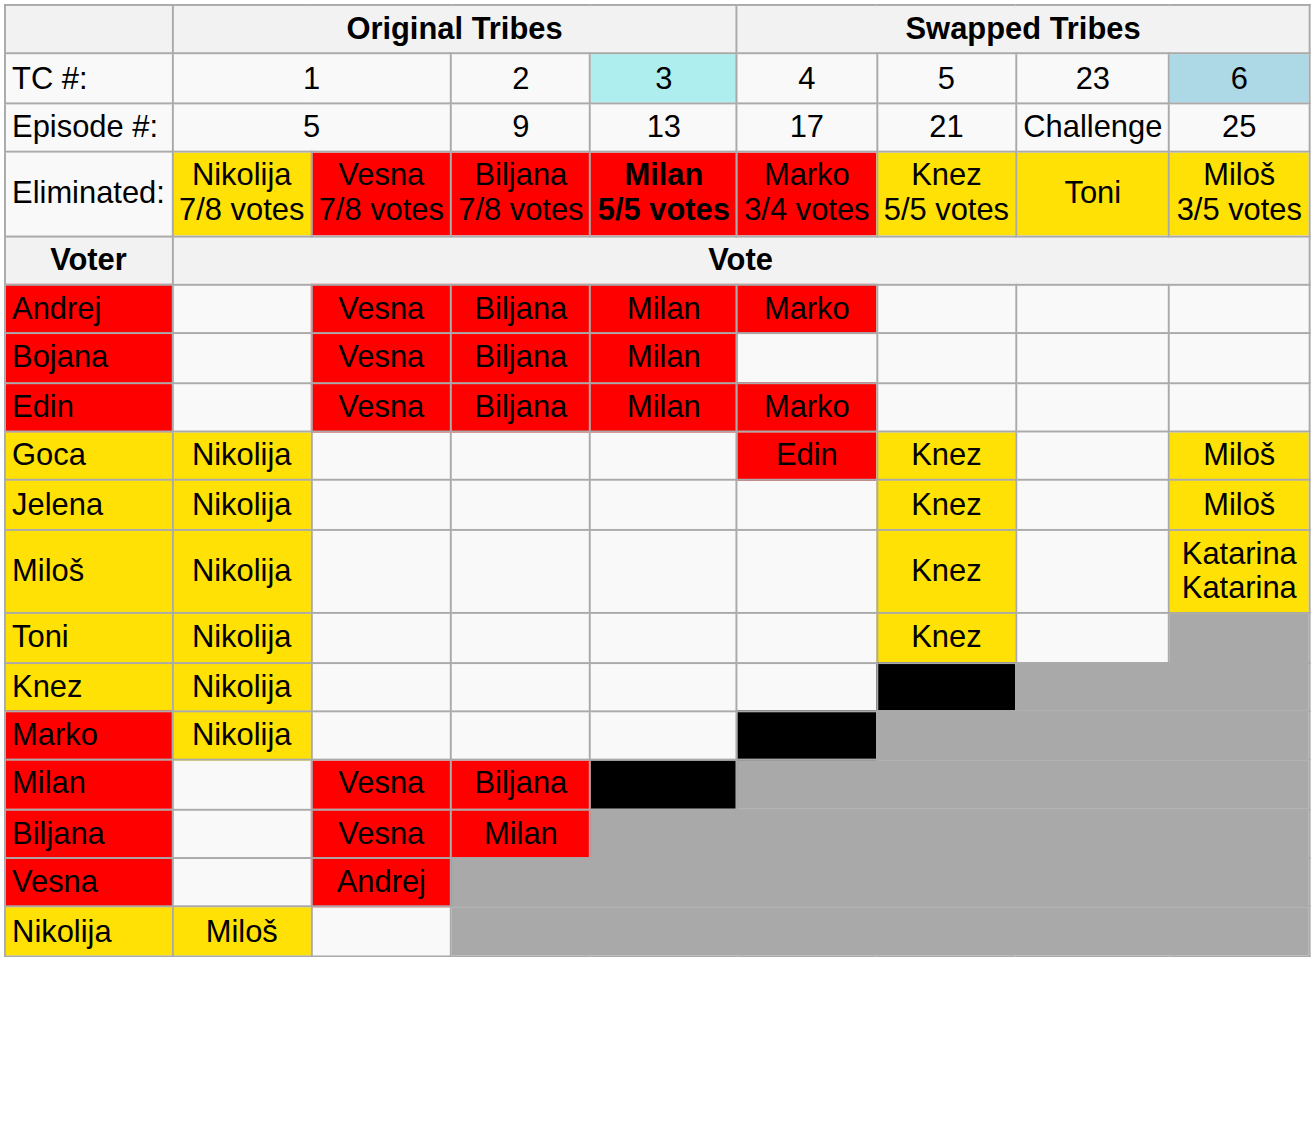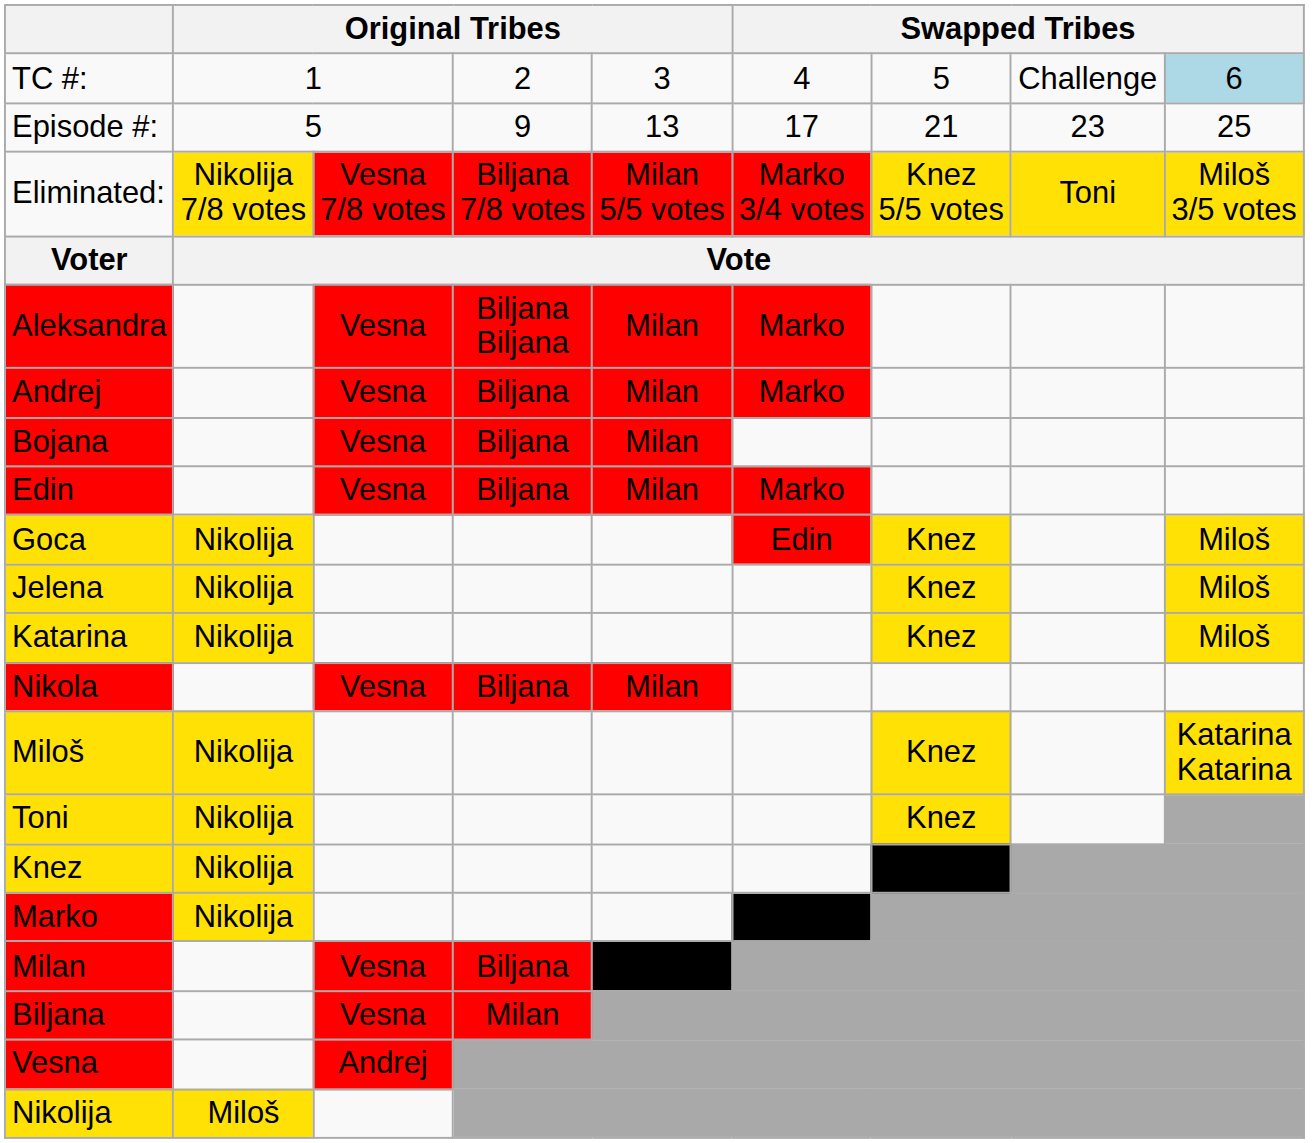(664, 77) paleturquoise background -> (662, 77) no background
(1093, 77) 23 -> (1088, 77) Challenge
(1093, 126) Challenge -> (1088, 126) 23
(664, 193) bold -> (662, 193) normal
+ row: (89, 325)
+ row: (70, 637)
+ row: (55, 686)
